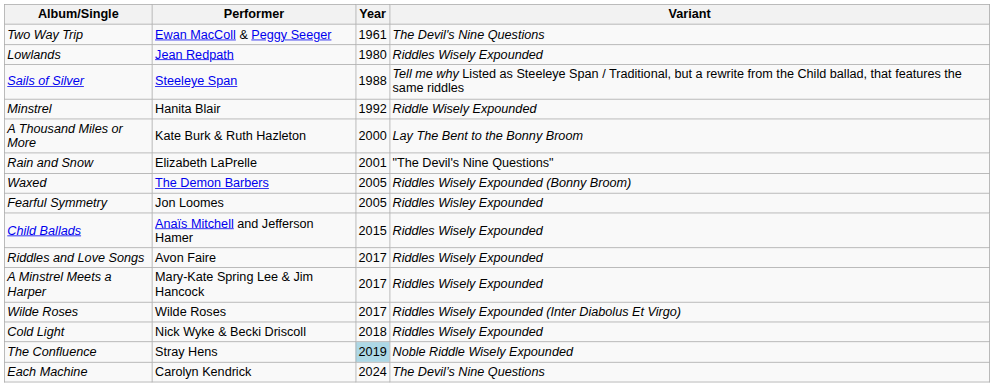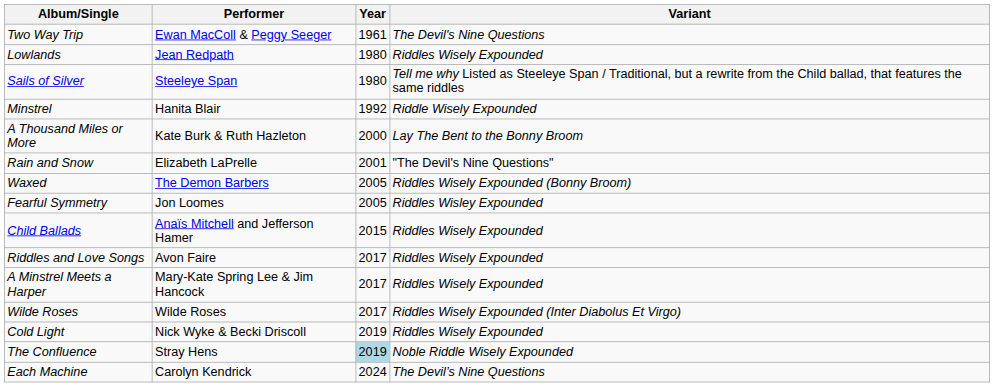(373, 81) 1988 -> (373, 81) 1980
(373, 332) 2018 -> (373, 332) 2019
